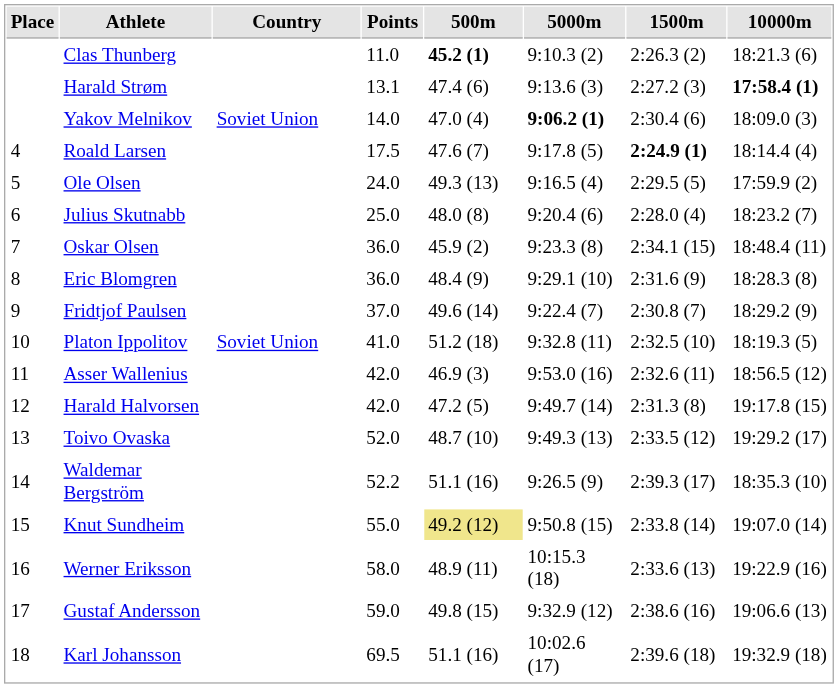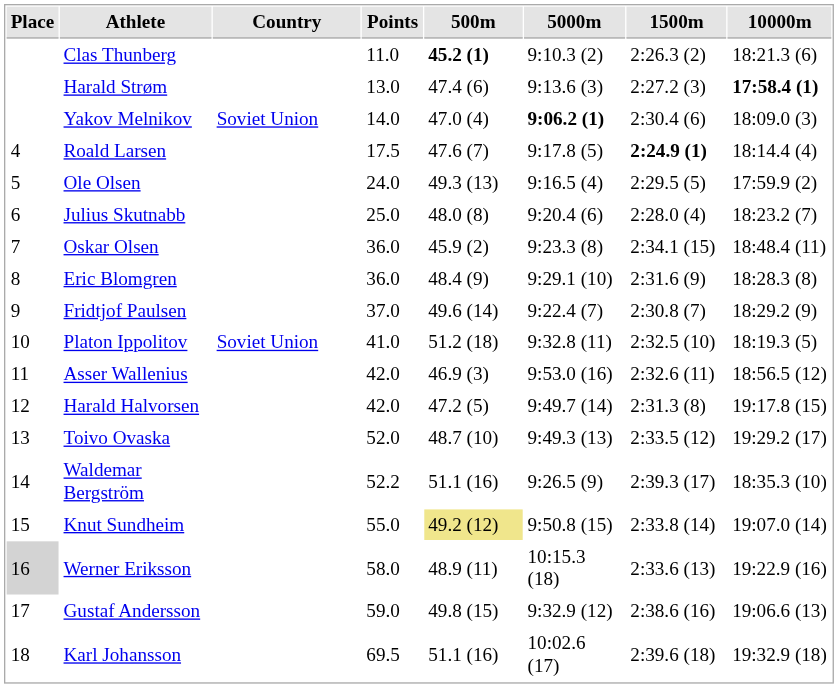(383, 86) 13.1 -> (383, 86) 13.0
(20, 567) no background -> (20, 567) lightgrey background
